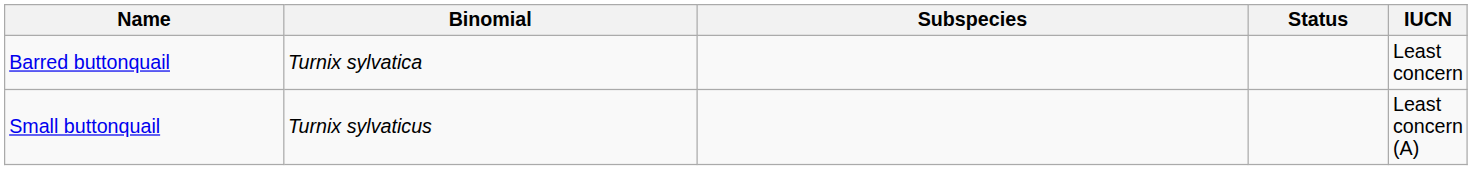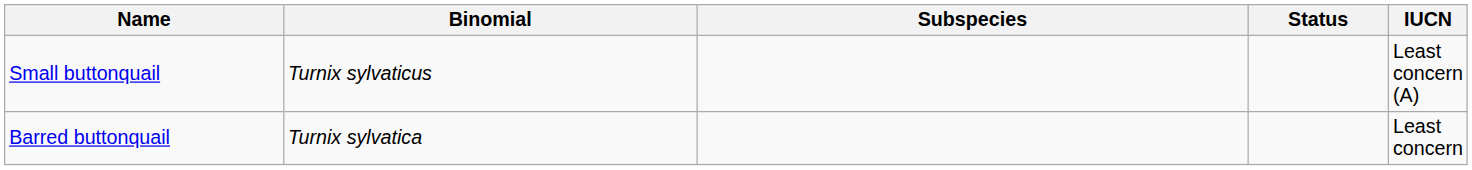rows swapped: (85, 126) <-> (90, 62)
